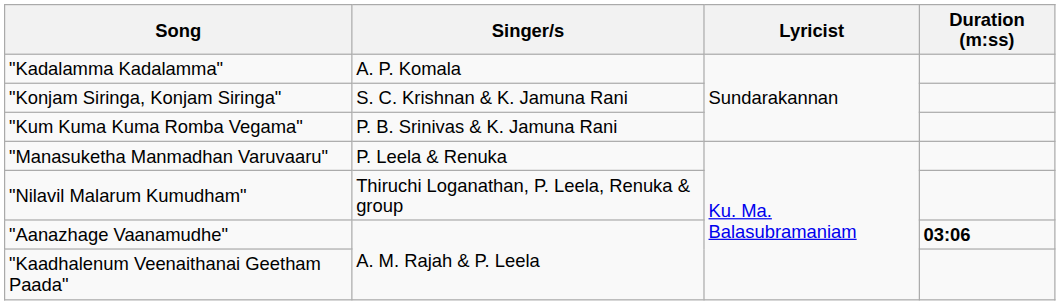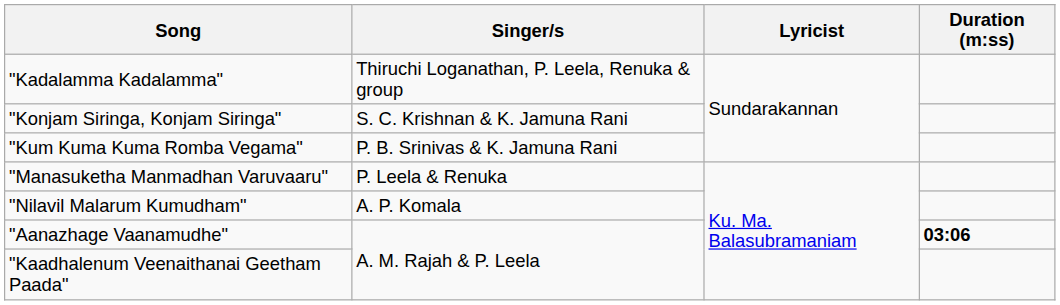(409, 69) A. P. Komala -> (523, 79) Thiruchi Loganathan, P. Leela, Renuka & group
(523, 196) Thiruchi Loganathan, P. Leela, Renuka & group -> (409, 206) A. P. Komala
